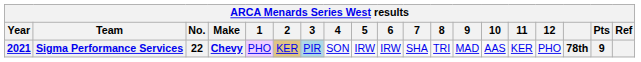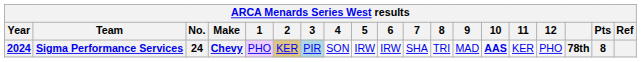(19, 48) 2021 -> (19, 48) 2024
(197, 48) 22 -> (197, 48) 24
(495, 48) normal -> (496, 48) bold
(602, 48) 9 -> (603, 48) 8
